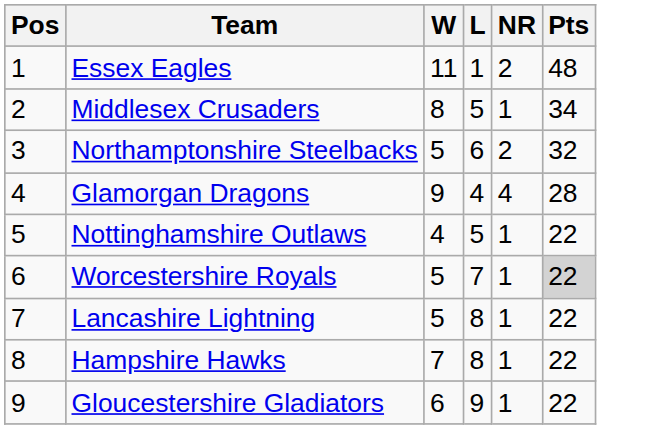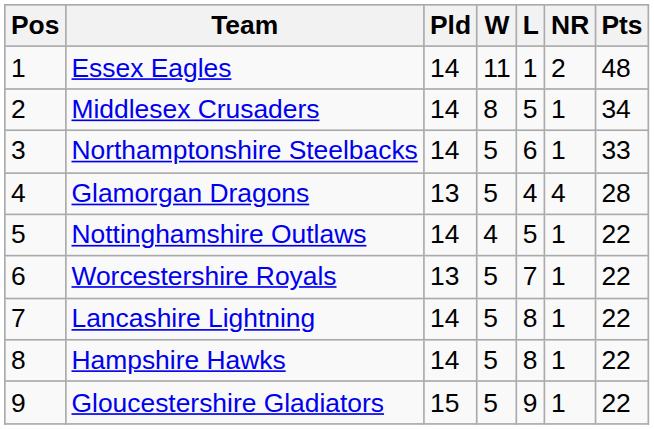+ column: (451, 25)
(505, 151) 2 -> (558, 151) 1
(563, 151) 32 -> (616, 151) 33
(437, 192) 9 -> (491, 192) 5
(563, 276) lightgrey background -> (616, 276) no background
(437, 360) 7 -> (491, 360) 5
(437, 402) 6 -> (491, 402) 5
